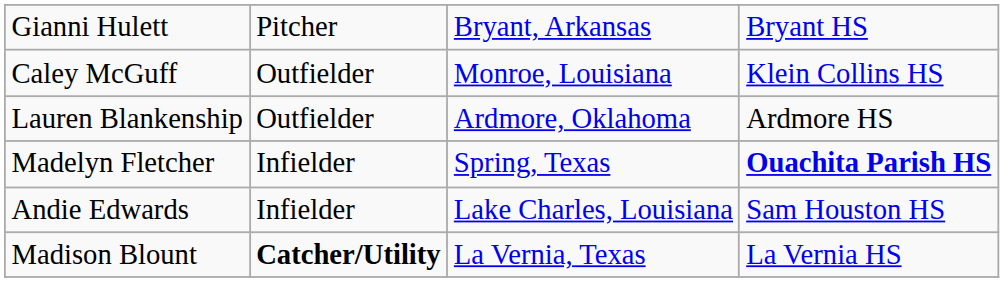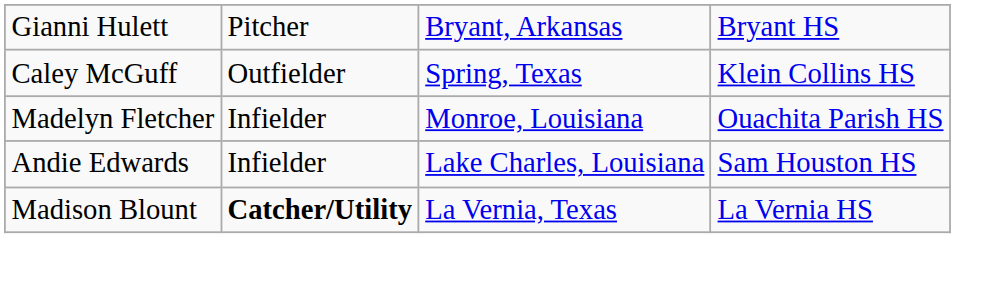(563, 72) Monroe, Louisiana -> (503, 72) Spring, Texas
- row: (127, 118)
(532, 163) Spring, Texas -> (534, 118) Monroe, Louisiana
(869, 163) bold -> (831, 118) normal
